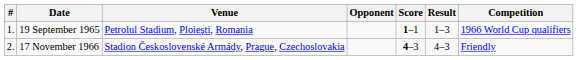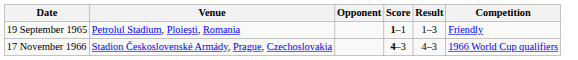- column: (11, 13)
(516, 30) 1966 World Cup qualifiers -> (466, 30) Friendly
(478, 47) Friendly -> (503, 47) 1966 World Cup qualifiers
